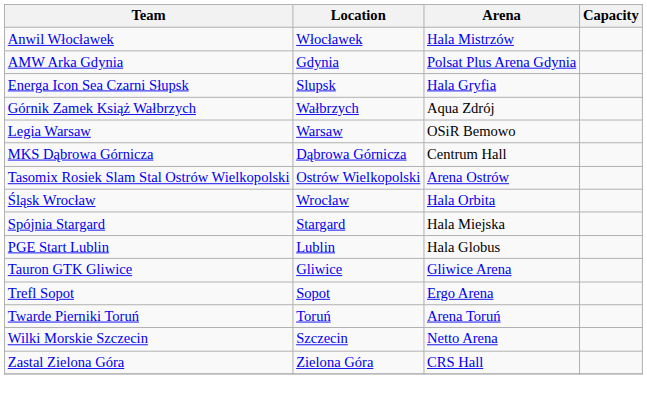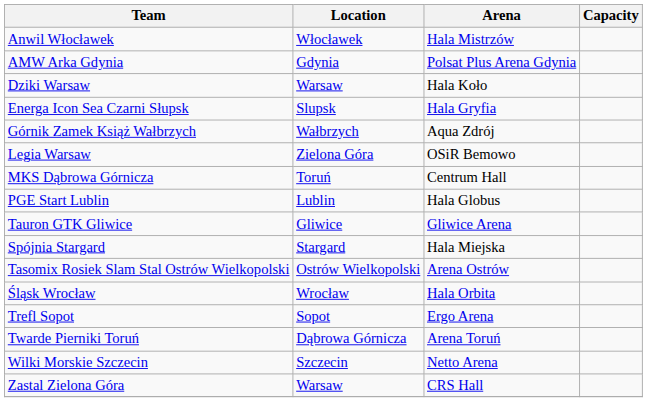+ row: (49, 85)
(319, 131) Warsaw -> (335, 154) Zielona Góra
(351, 154) Dąbrowa Górnicza -> (313, 177) Toruń
rows swapped: (58, 246) <-> (149, 177)
rows swapped: (52, 200) <-> (70, 270)
(313, 316) Toruń -> (351, 339) Dąbrowa Górnicza
(335, 362) Zielona Góra -> (319, 385) Warsaw
